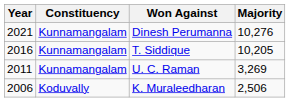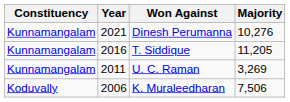columns swapped: (20, 13) <-> (83, 13)
(255, 50) 10,205 -> (255, 50) 11,205
(252, 87) 2,506 -> (252, 87) 7,506
